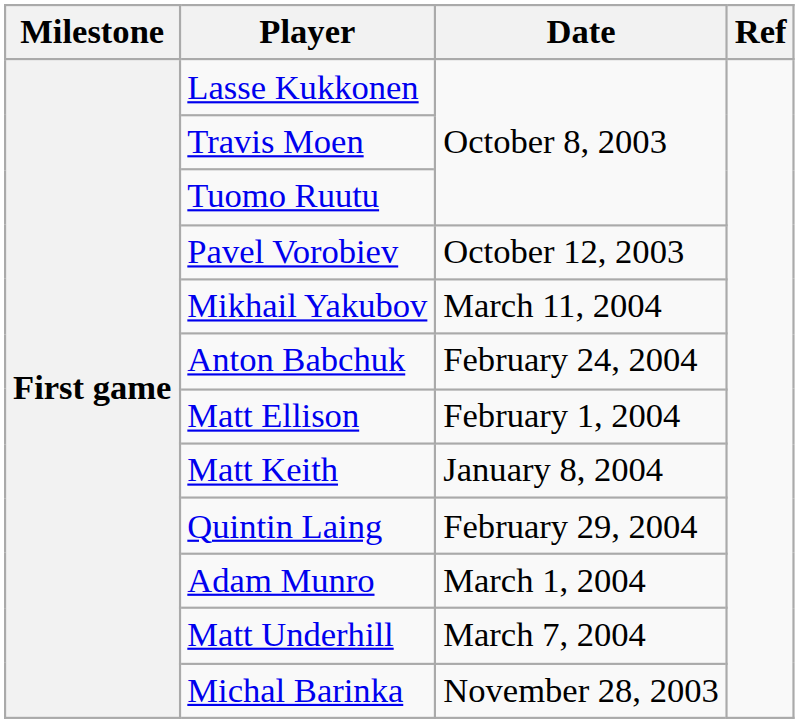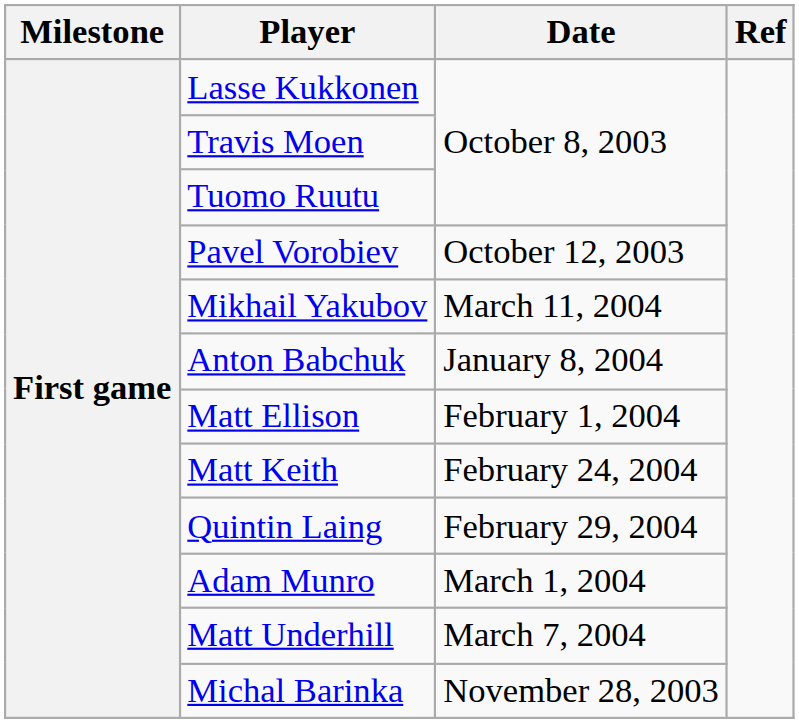(570, 360) February 24, 2004 -> (553, 360) January 8, 2004
(553, 470) January 8, 2004 -> (570, 470) February 24, 2004
